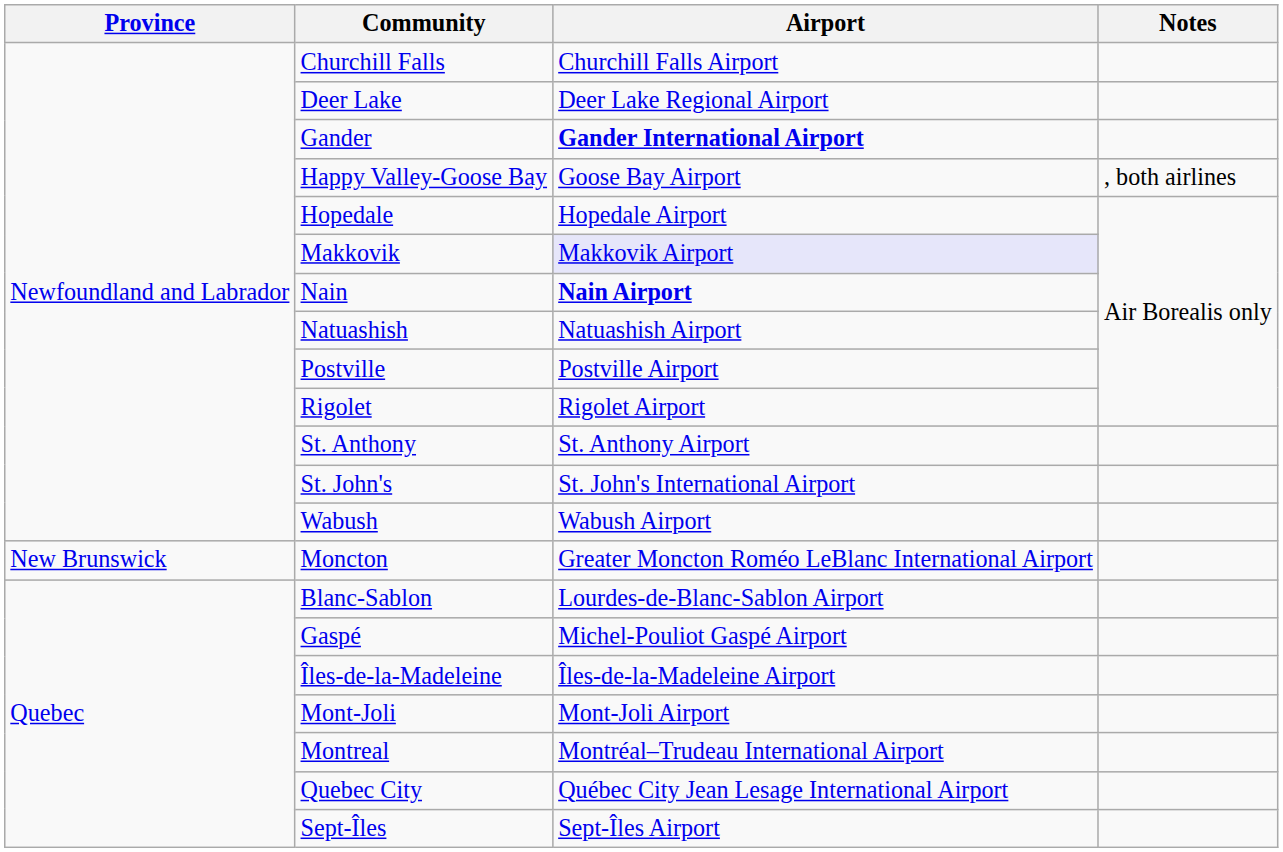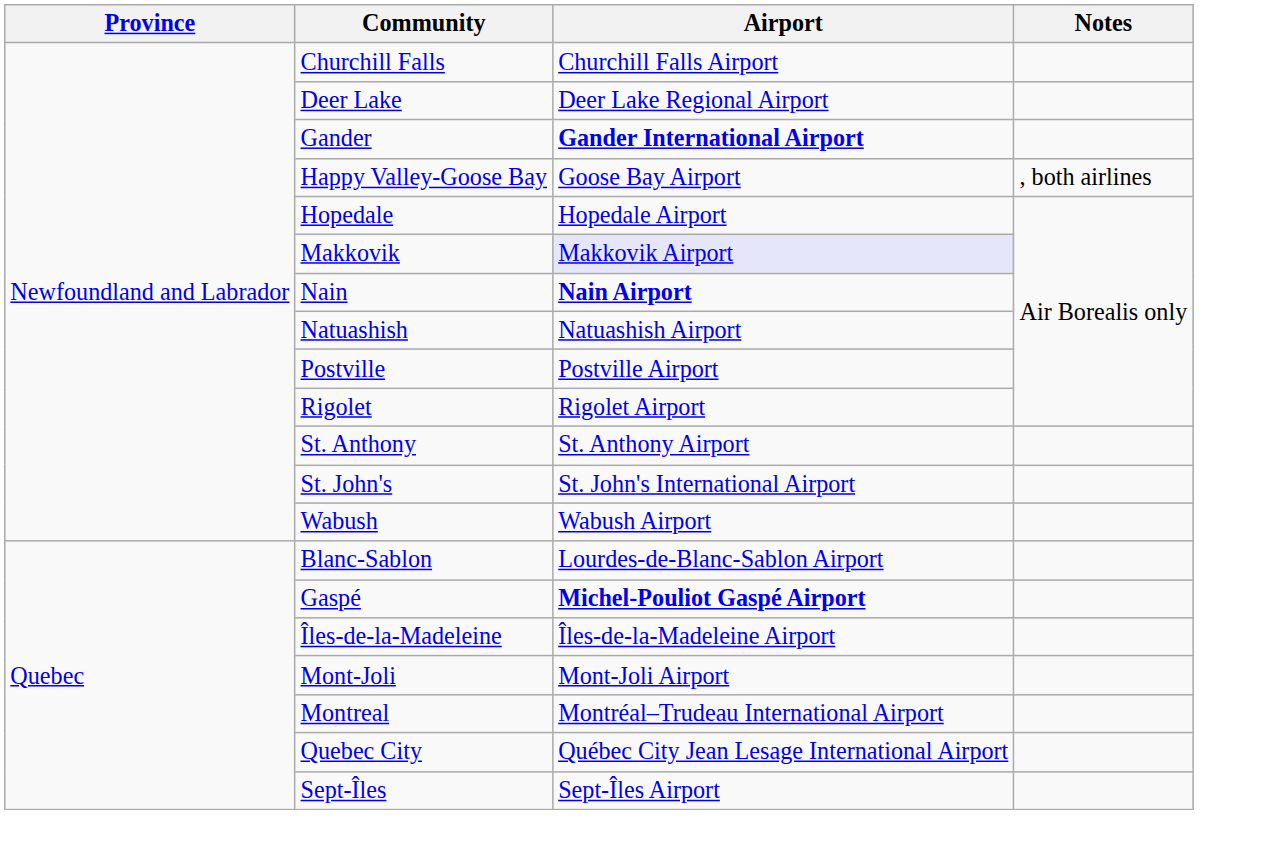- row: (344, 560)
(702, 636) normal -> (712, 598) bold
